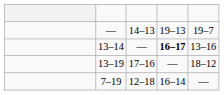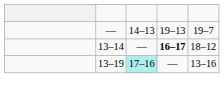(203, 47) 13–16 -> (203, 47) 18–12
(142, 64) no background -> (142, 64) paleturquoise background
(203, 64) 18–12 -> (203, 64) 13–16
- row: (111, 81)
